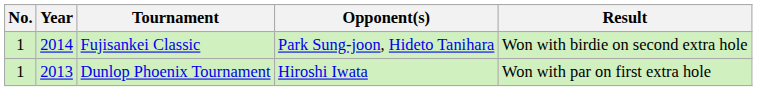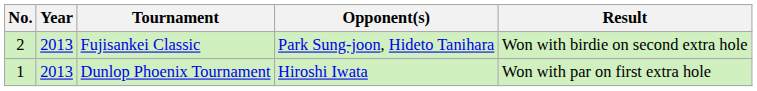(20, 45) 1 -> (20, 45) 2
(57, 45) 2014 -> (57, 45) 2013
